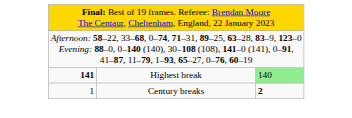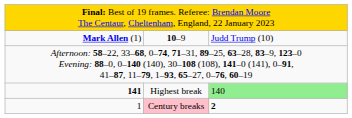+ row: (112, 38)
(176, 91) no background -> (176, 106) pink background
